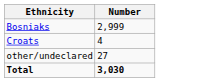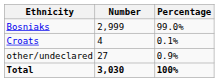+ column: (184, 12)
